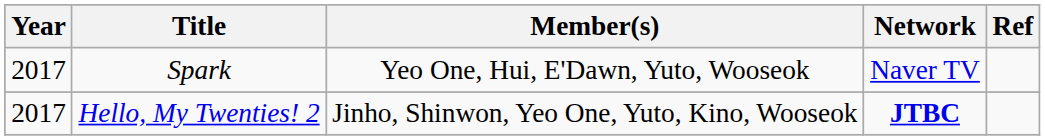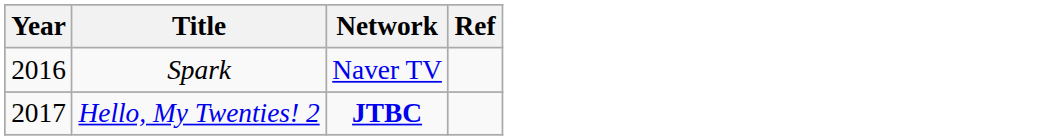- column: (595, 26)
(39, 69) 2017 -> (39, 69) 2016
